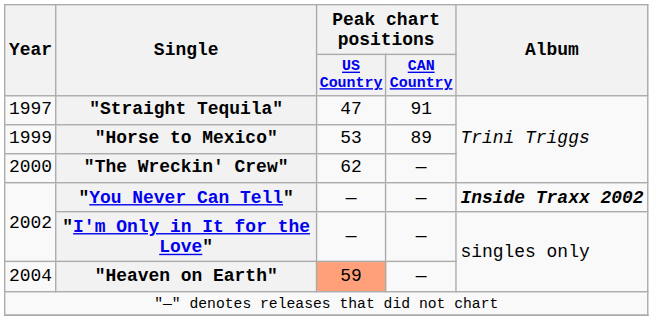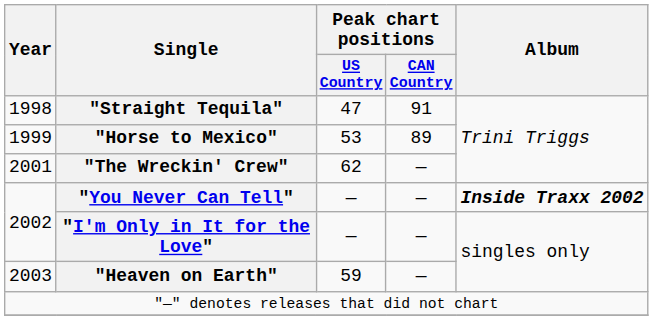(31, 110) 1997 -> (31, 110) 1998
(31, 168) 2000 -> (31, 168) 2001
(31, 277) 2004 -> (31, 277) 2003
(351, 277) lightsalmon background -> (351, 277) no background
